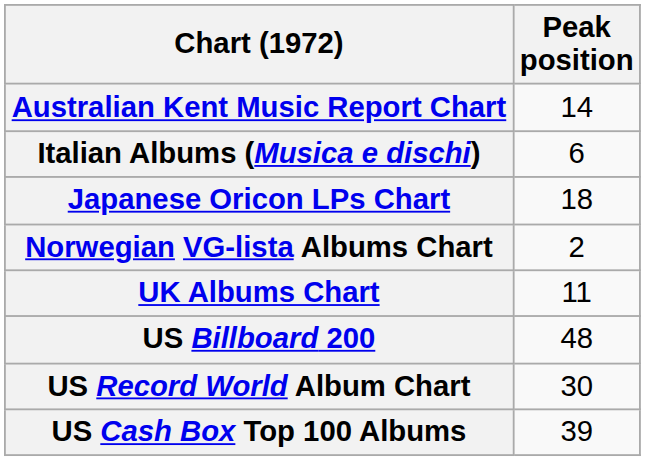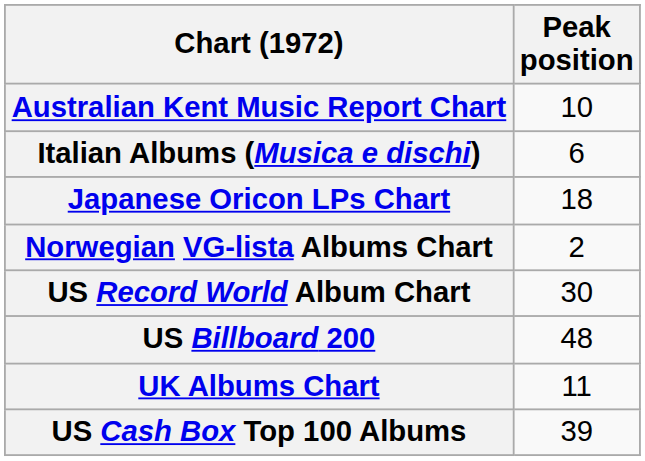(577, 107) 14 -> (577, 107) 10
rows swapped: (259, 292) <-> (259, 385)
